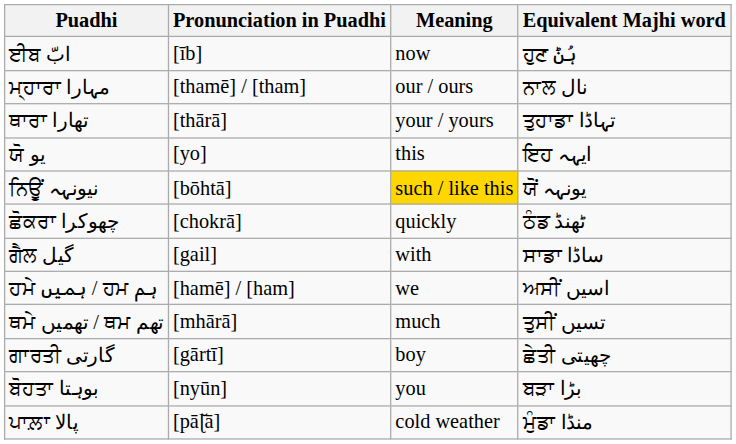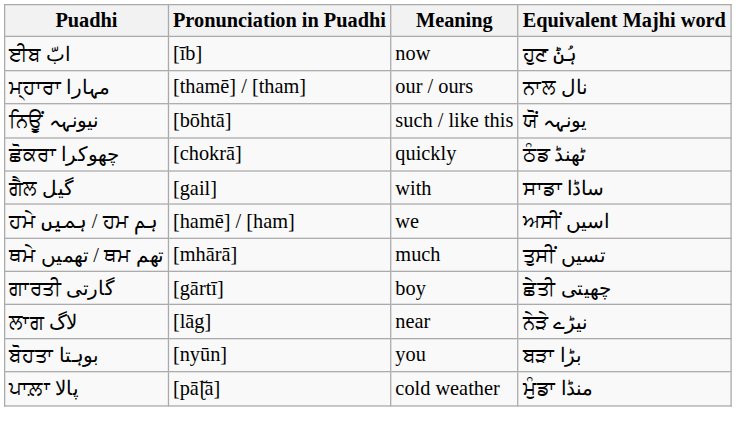- row: (49, 121)
- row: (27, 154)
(454, 187) gold background -> (454, 120) no background
+ row: (44, 322)
